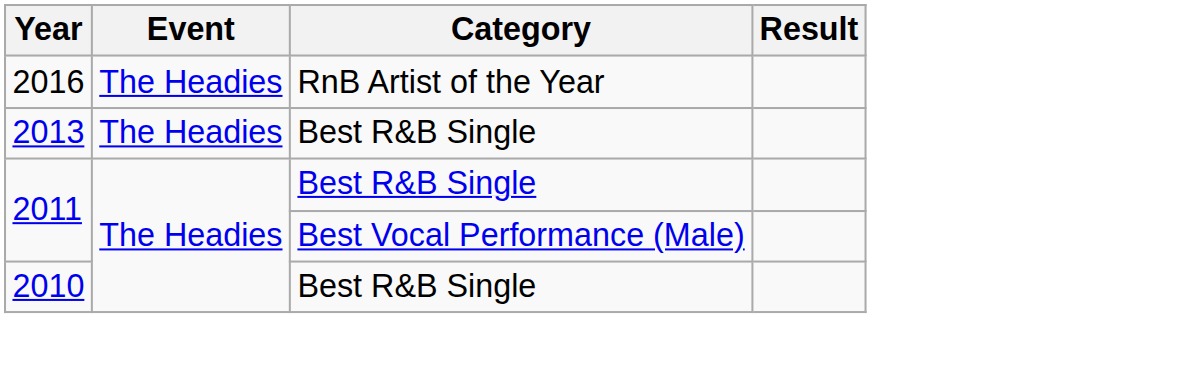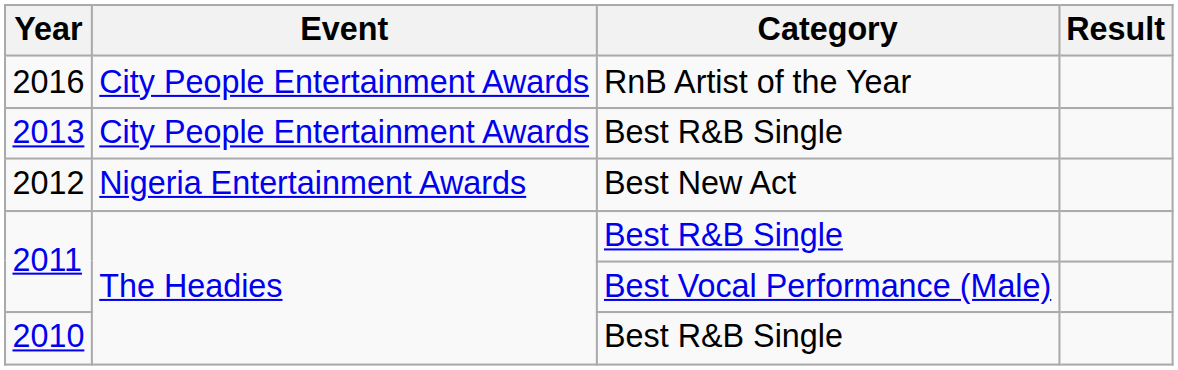(191, 81) The Headies -> (344, 81) City People Entertainment Awards
(191, 132) The Headies -> (344, 132) City People Entertainment Awards
+ row: (48, 183)
